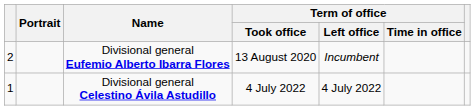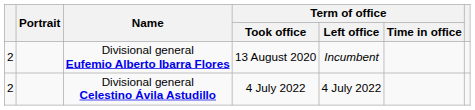(10, 89) 1 -> (10, 89) 2
